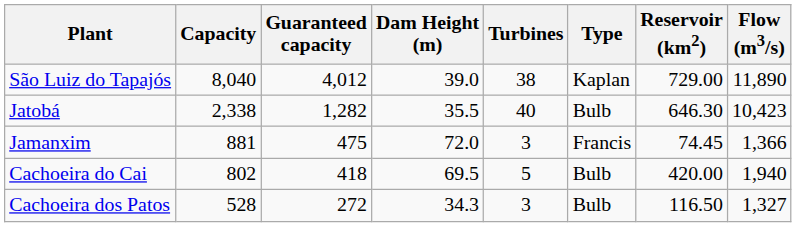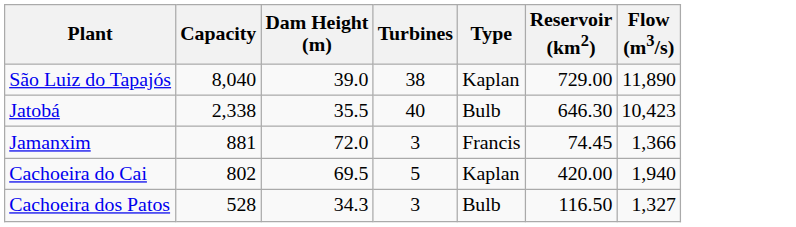- column: (316, 34)
(592, 173) Bulb -> (491, 173) Kaplan
